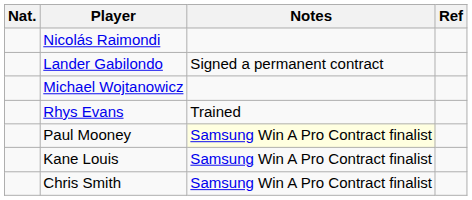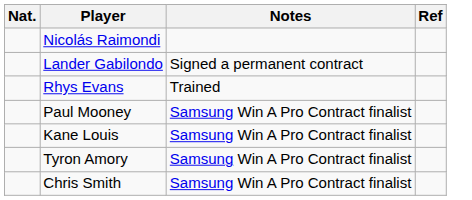- row: (113, 87)
(311, 135) lightyellow background -> (291, 111) no background
+ row: (86, 159)
